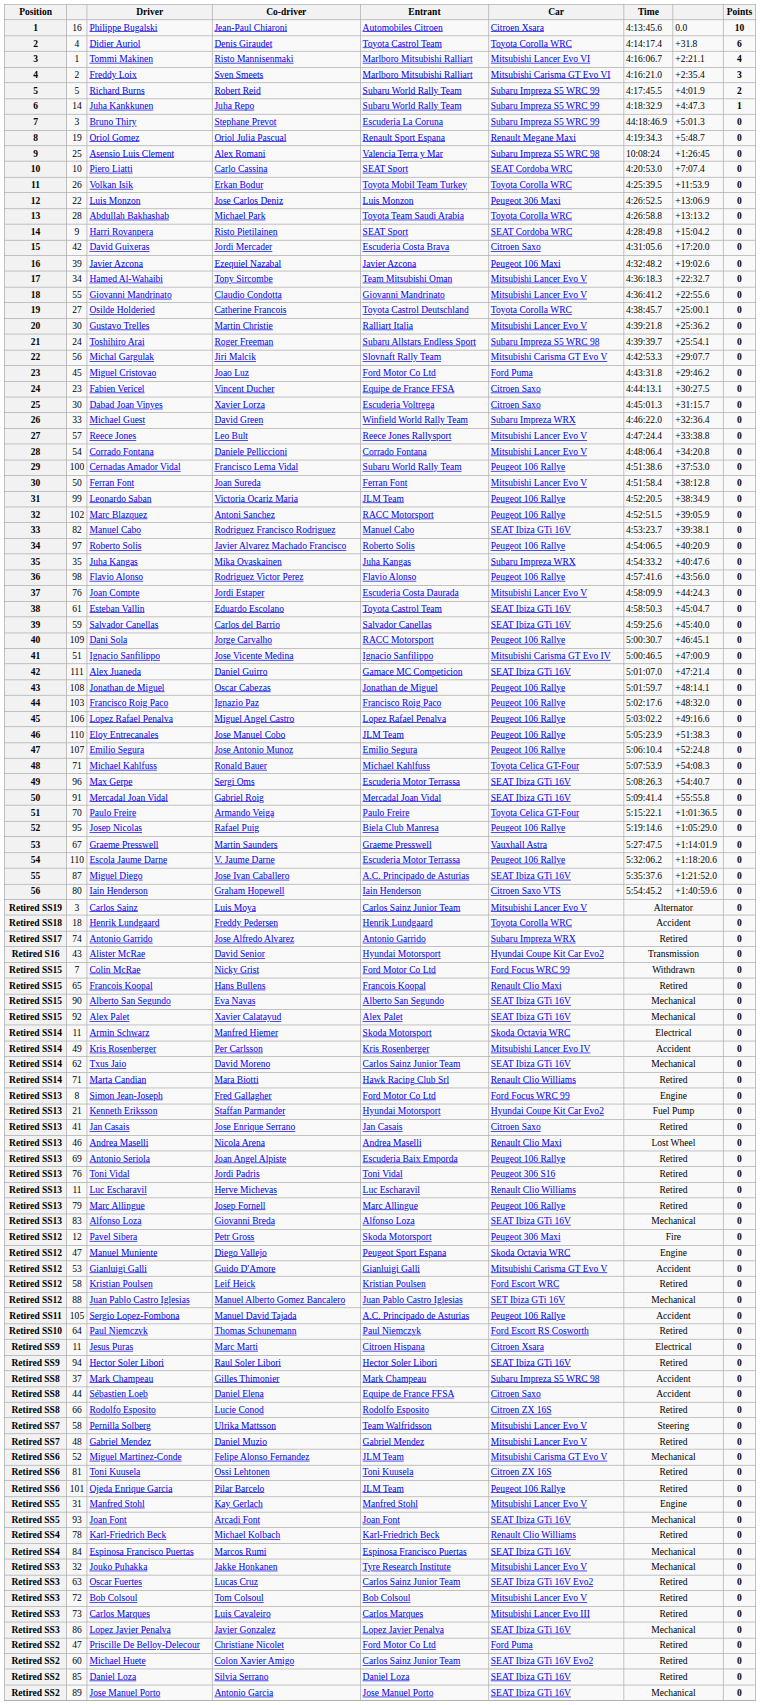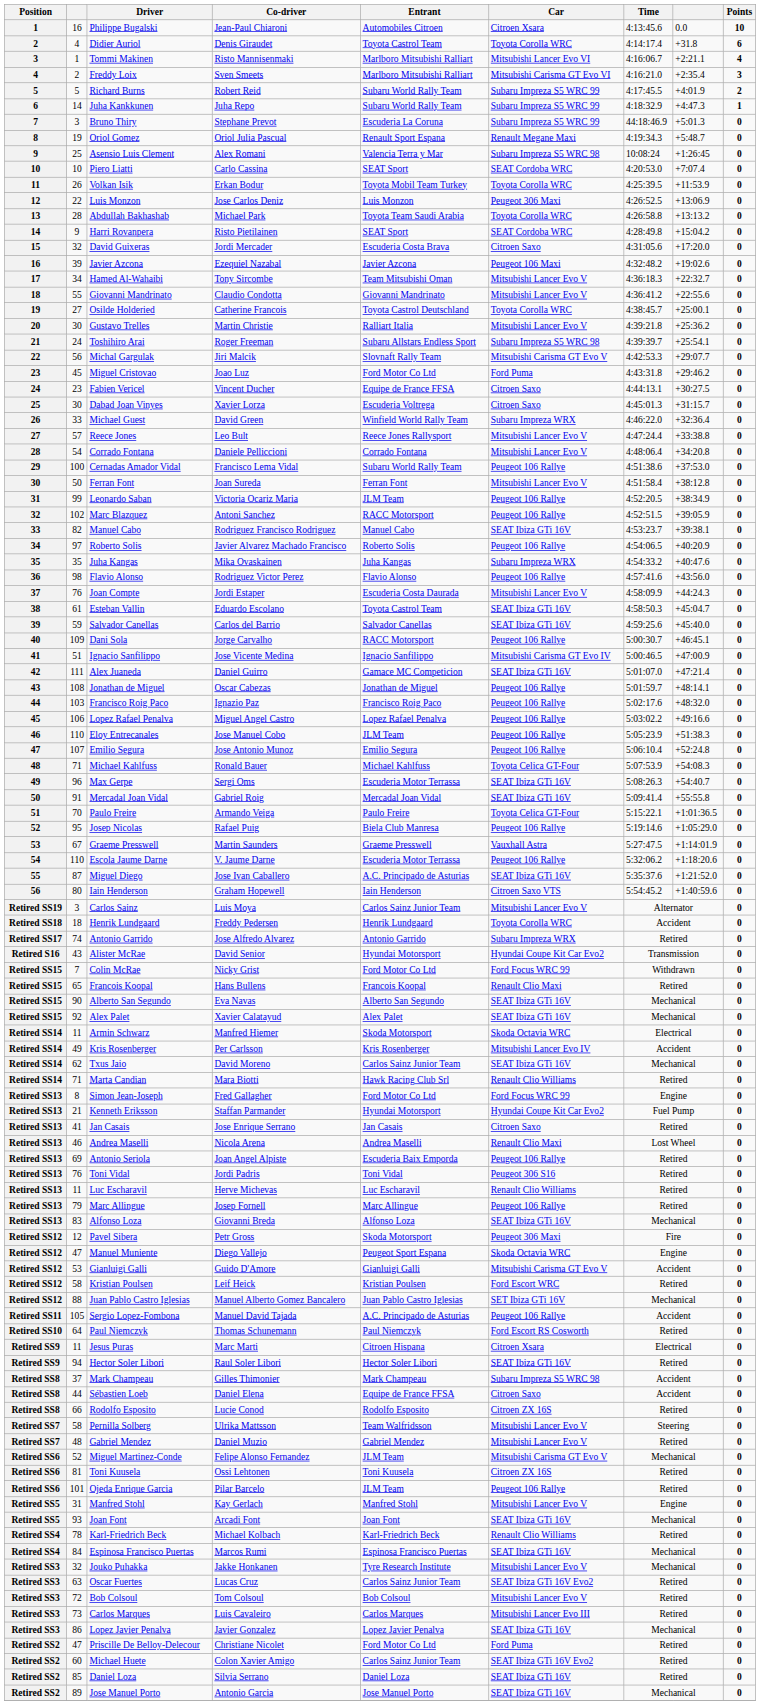(77, 247) 42 -> (77, 247) 32
